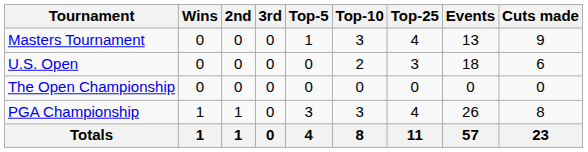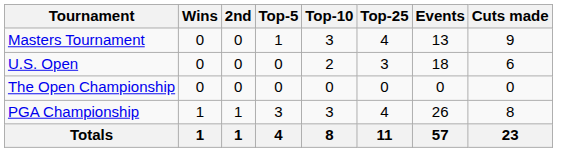- column: (270, 16)
